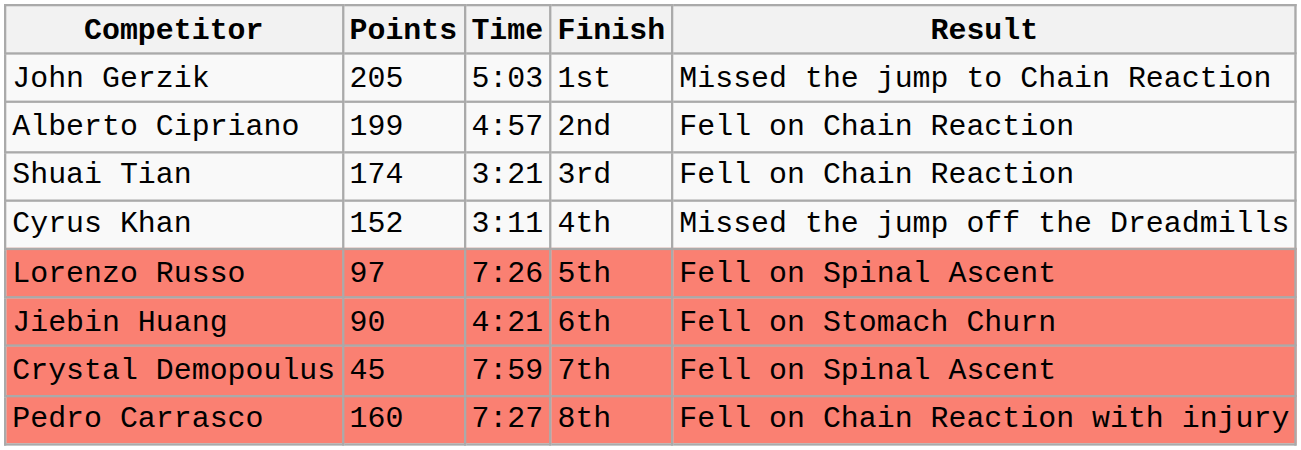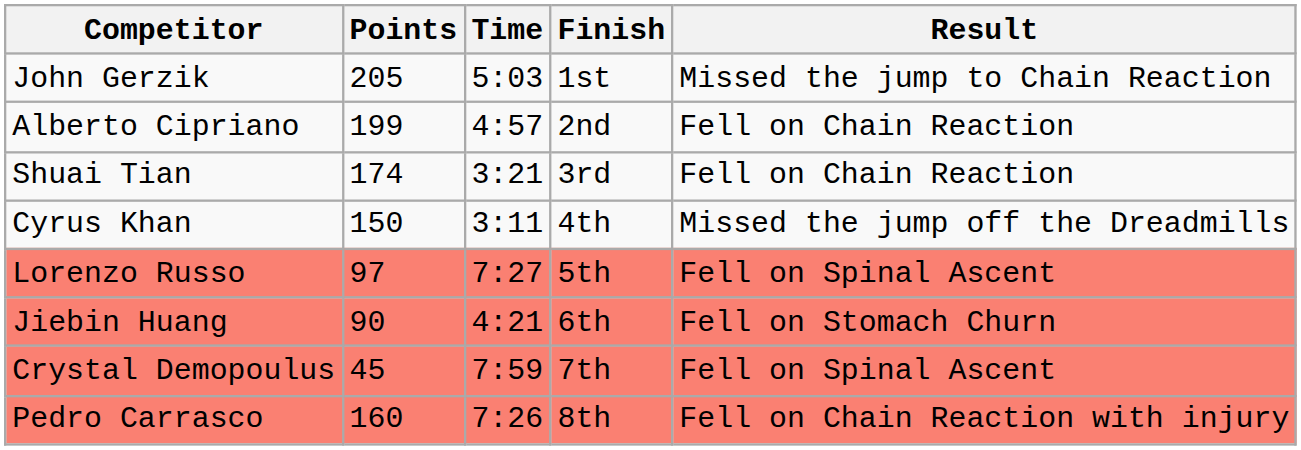(376, 224) 152 -> (376, 224) 150
(507, 273) 7:26 -> (507, 273) 7:27
(507, 419) 7:27 -> (507, 419) 7:26
